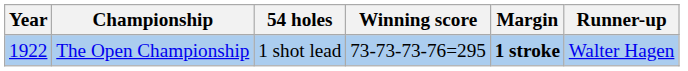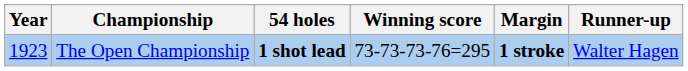(28, 50) 1922 -> (28, 50) 1923
(300, 50) normal -> (302, 50) bold
